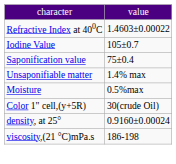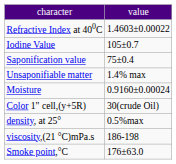(125, 90) 0.5%max -> (138, 90) 0.9160±0.00024
(138, 121) 0.9160±0.00024 -> (125, 121) 0.5%max
+ row: (37, 151)
